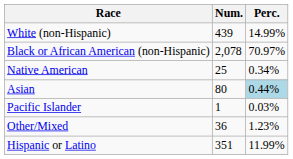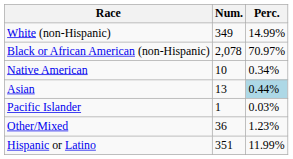(224, 32) 439 -> (224, 32) 349
(221, 70) 25 -> (221, 70) 10
(221, 88) 80 -> (221, 88) 13
